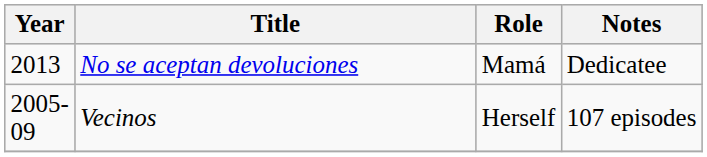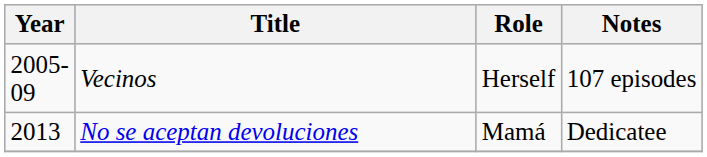rows swapped: (118, 117) <-> (219, 63)
